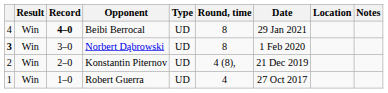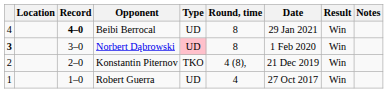columns swapped: (30, 13) <-> (332, 13)
(182, 46) no background -> (193, 46) pink background
(182, 63) UD -> (193, 63) TKO
